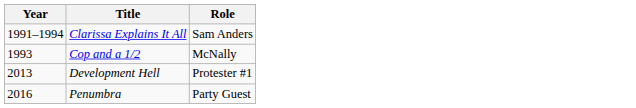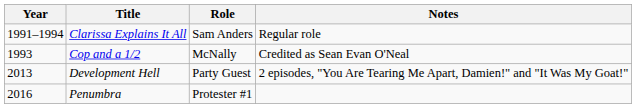+ column: (443, 14)
(222, 73) Protester #1 -> (222, 73) Party Guest
(222, 93) Party Guest -> (222, 93) Protester #1
